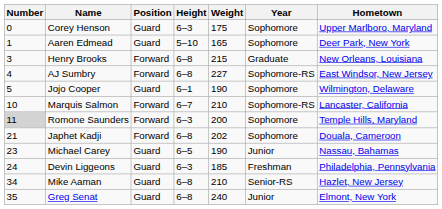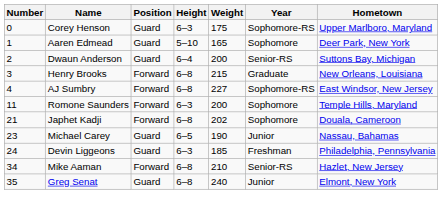(273, 28) Sophomore -> (281, 28) Sophomore-RS
+ row: (85, 58)
- row: (74, 89)
- row: (83, 105)
(12, 120) lightgrey background -> (12, 105) no background
(147, 182) Guard -> (151, 166) Forward
